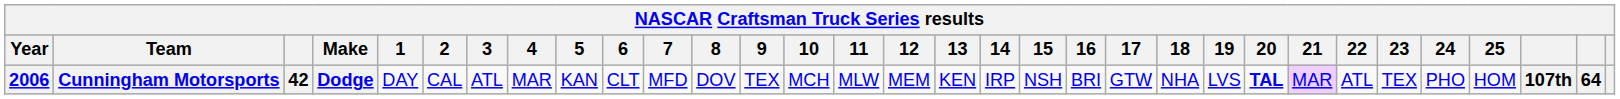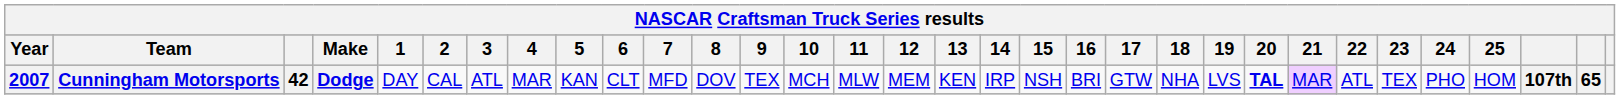(29, 79) 2006 -> (29, 79) 2007
(1591, 79) 64 -> (1591, 79) 65
